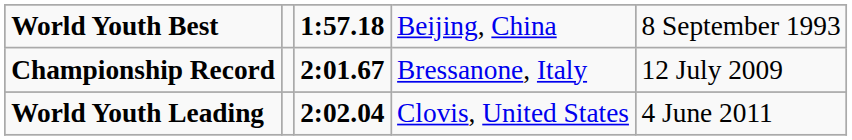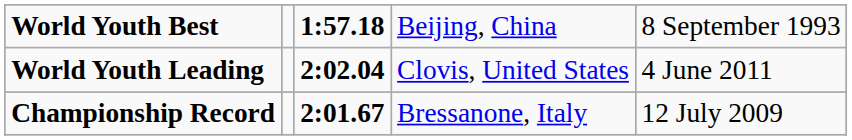rows swapped: (143, 69) <-> (138, 112)
